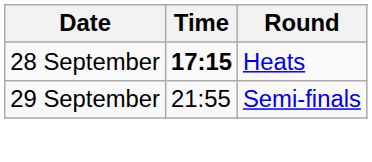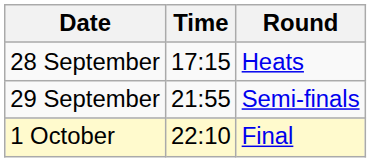(201, 61) bold -> (201, 61) normal
+ row: (63, 136)
